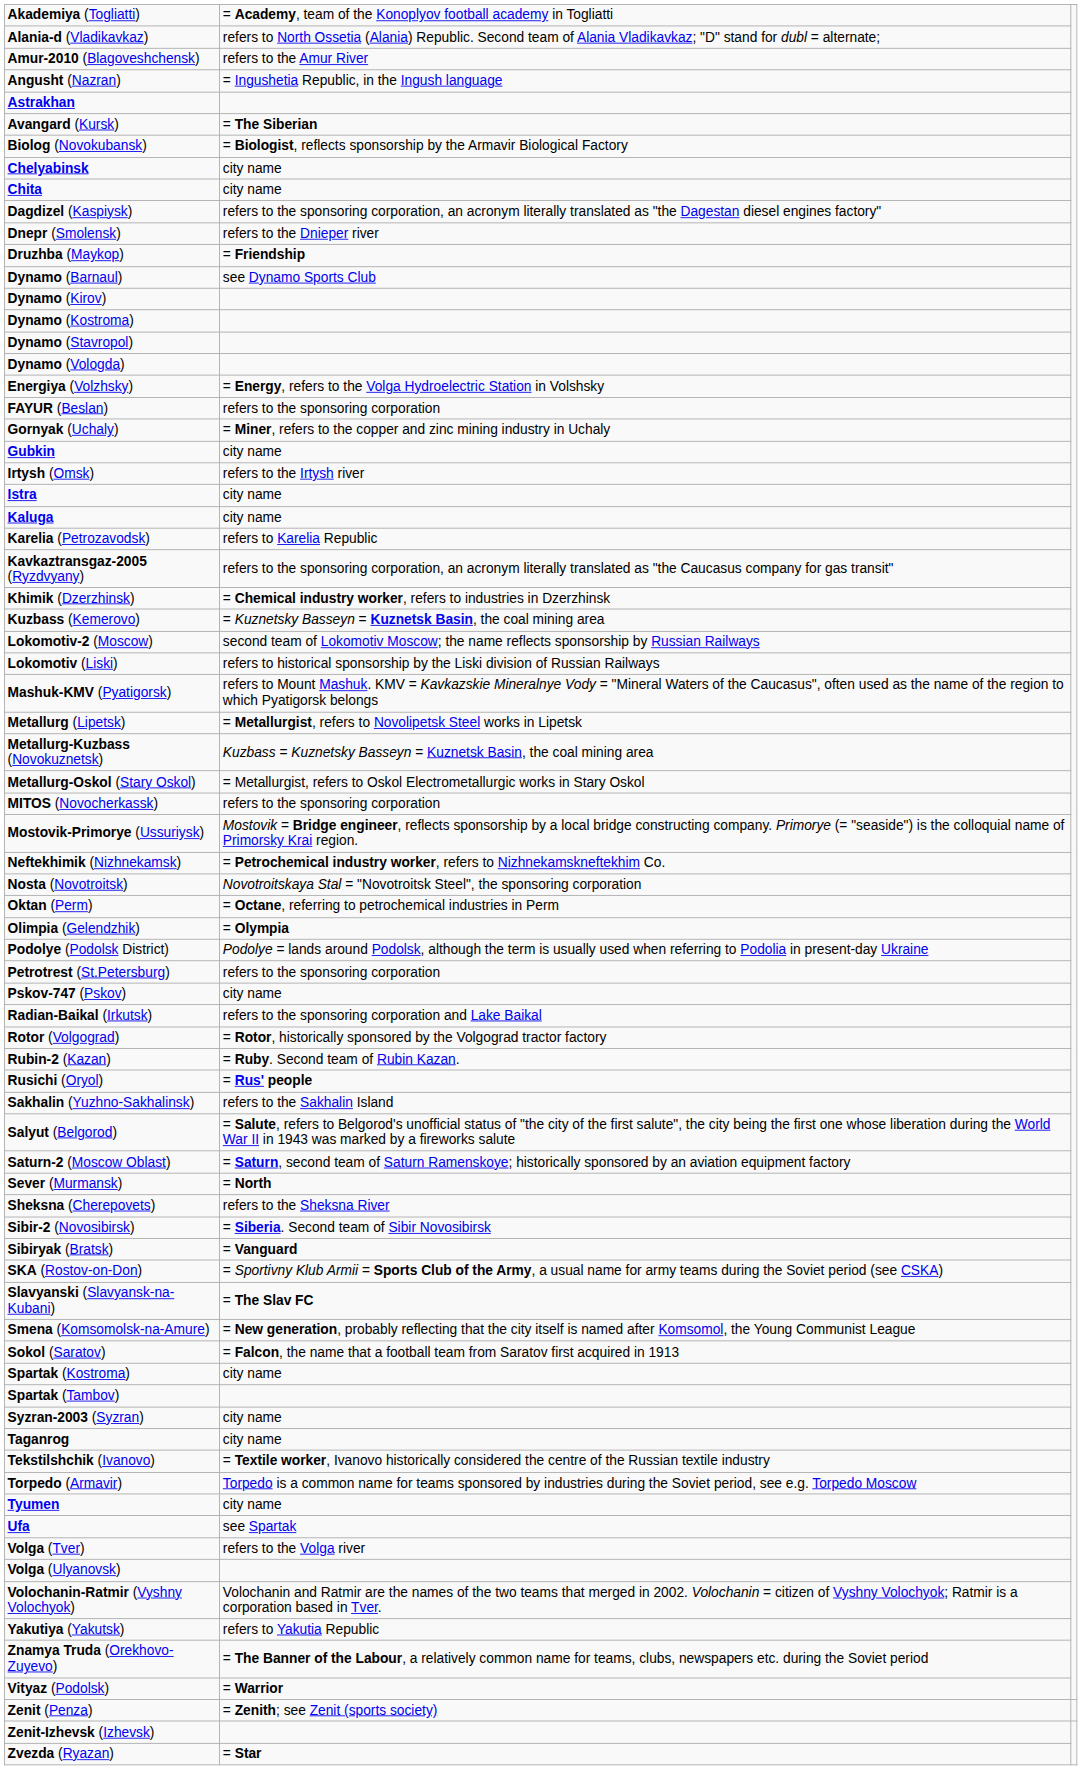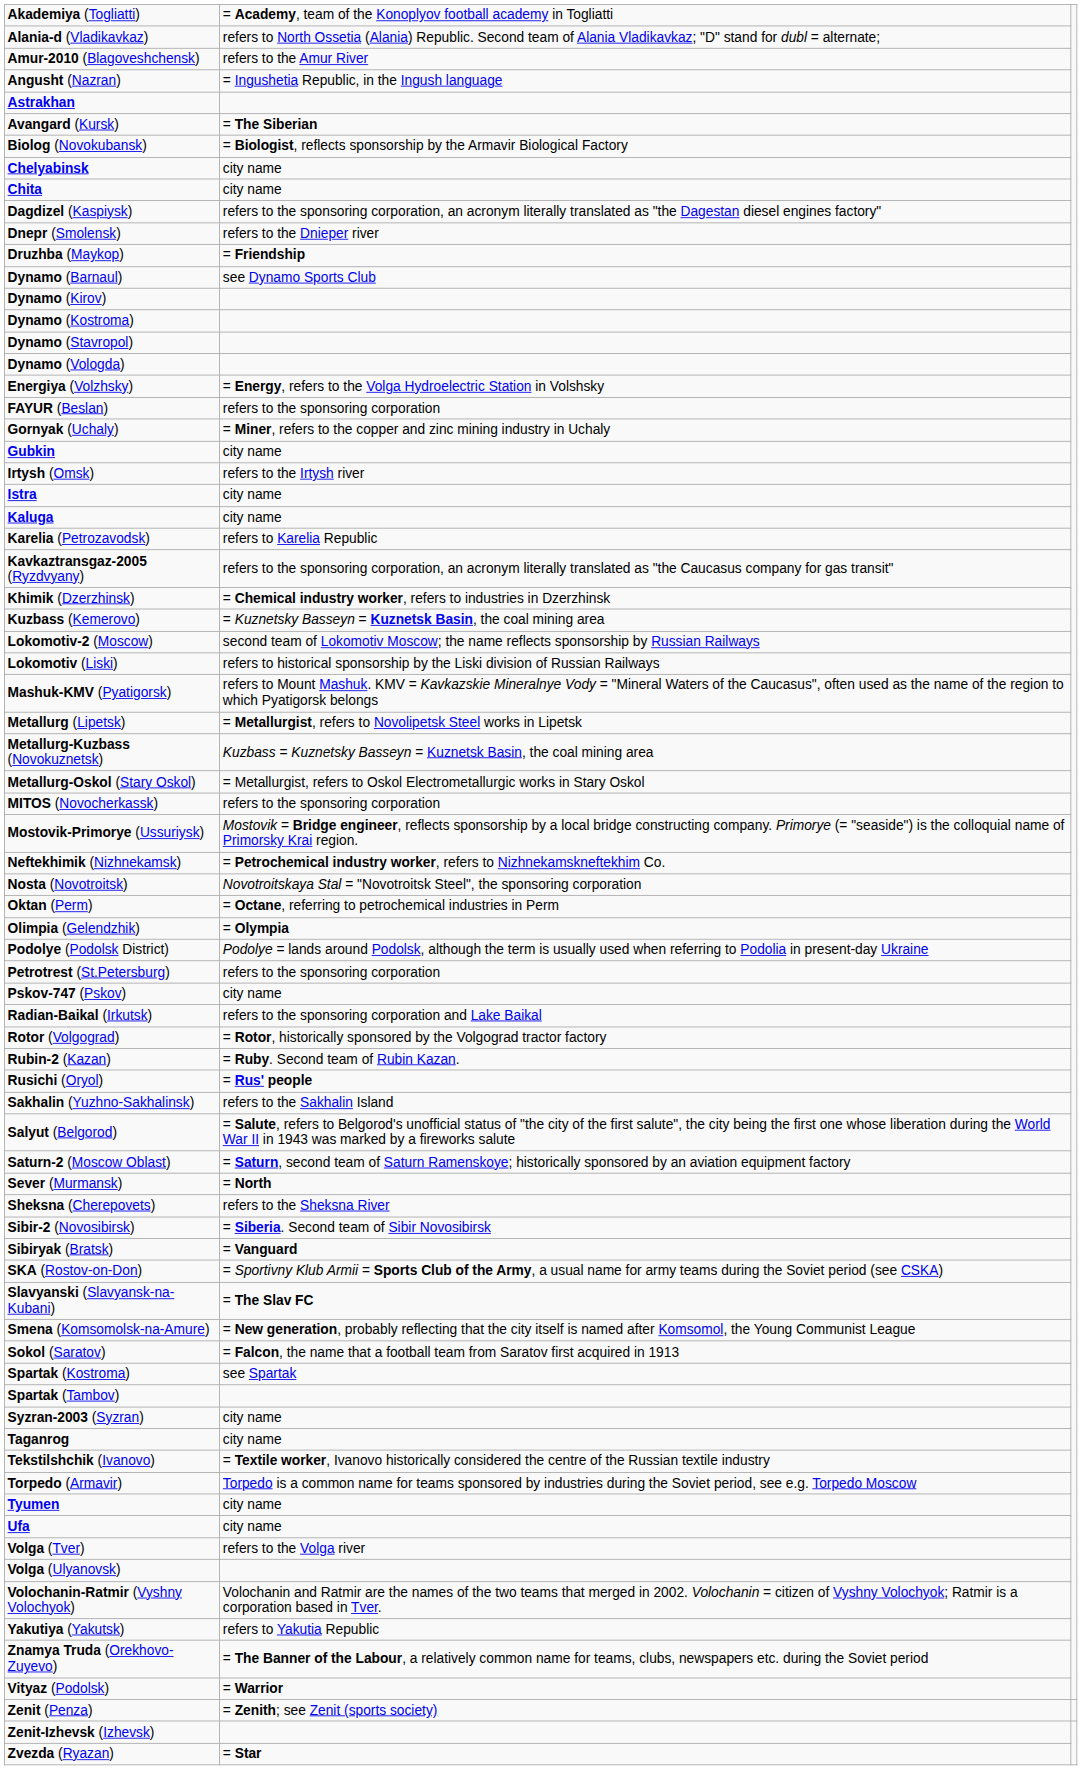(252, 1373) city name -> (260, 1373) see Spartak
(260, 1526) see Spartak -> (252, 1526) city name
